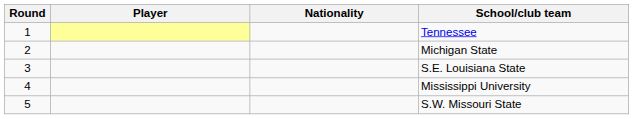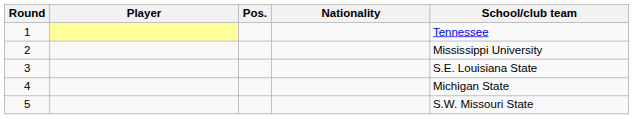+ column: (255, 13)
(459, 50) Michigan State -> (488, 50) Mississippi University
(476, 86) Mississippi University -> (471, 86) Michigan State
